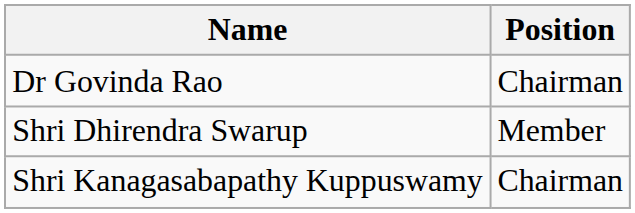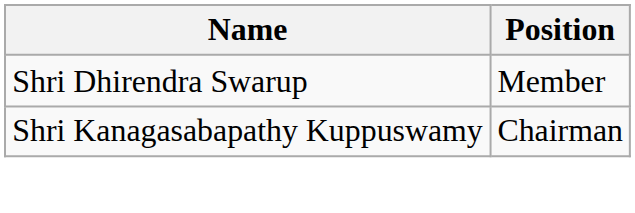- row: (118, 80)
